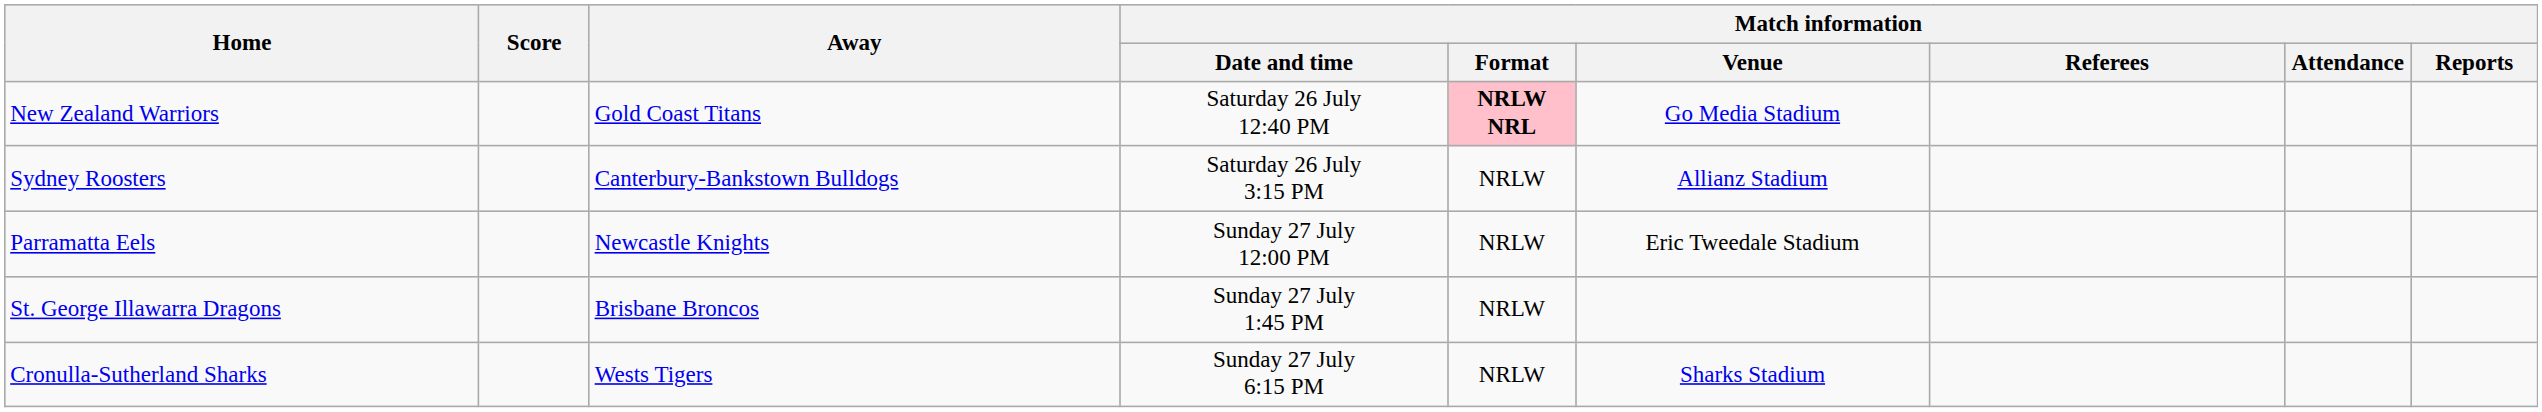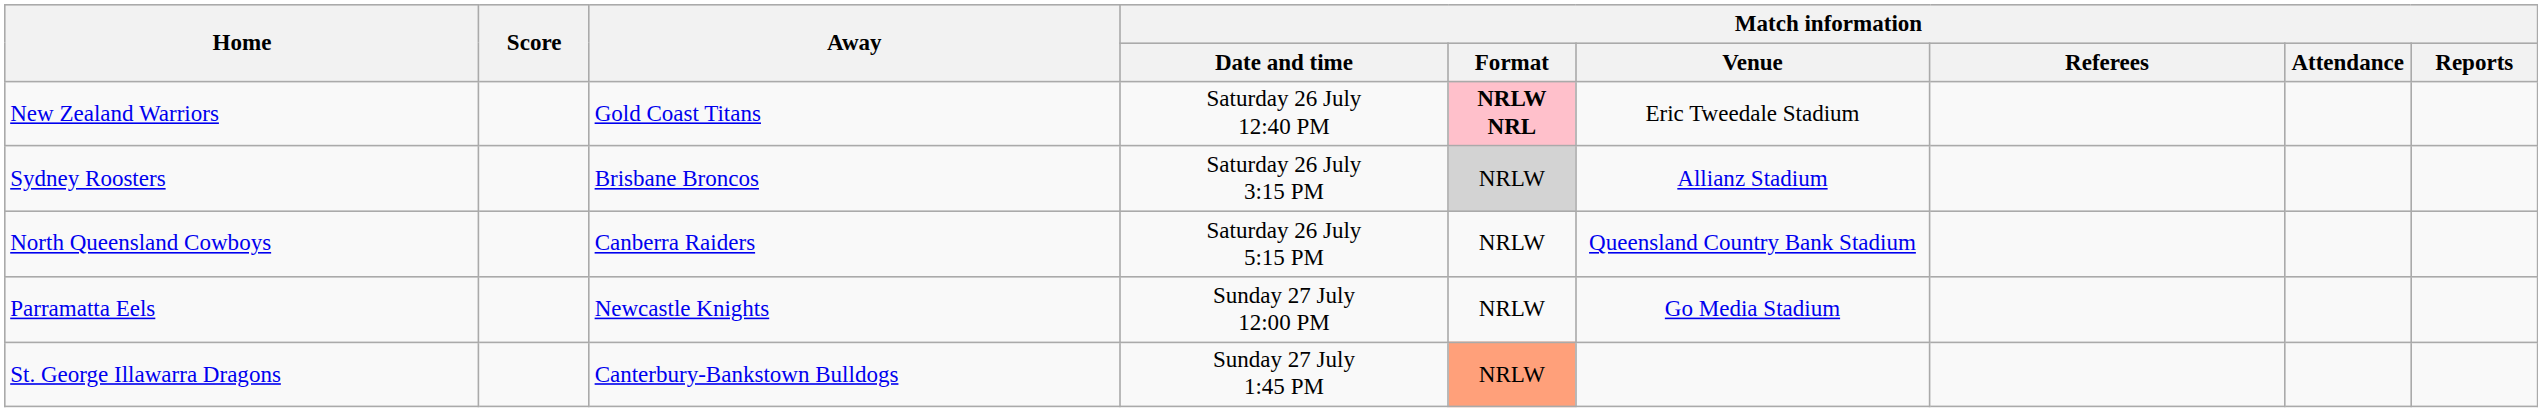(1752, 113) Go Media Stadium -> (1752, 113) Eric Tweedale Stadium
(747, 178) Canterbury-Bankstown Bulldogs -> (677, 178) Brisbane Broncos
(1512, 178) no background -> (1512, 178) lightgrey background
+ row: (141, 243)
(1752, 243) Eric Tweedale Stadium -> (1752, 309) Go Media Stadium
(677, 309) Brisbane Broncos -> (747, 374) Canterbury-Bankstown Bulldogs
(1512, 309) no background -> (1512, 374) lightsalmon background
- row: (138, 374)
